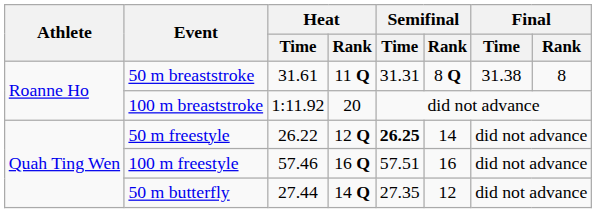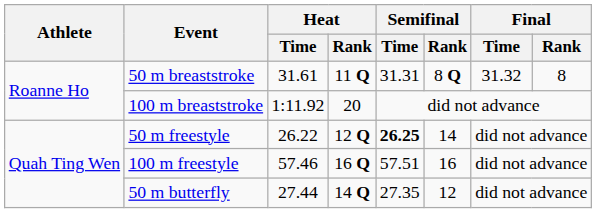(501, 76) 31.38 -> (501, 76) 31.32
